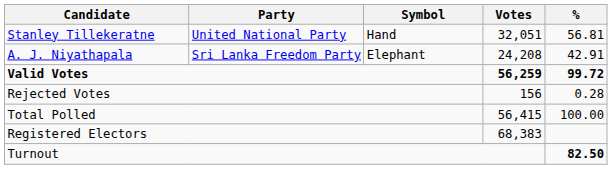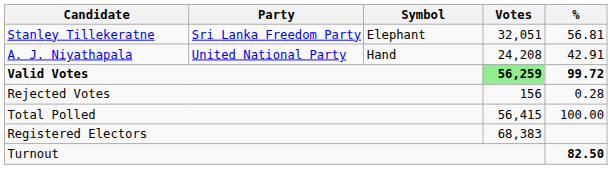(269, 34) United National Party -> (276, 34) Sri Lanka Freedom Party
(382, 34) Hand -> (396, 34) Elephant
(276, 54) Sri Lanka Freedom Party -> (269, 54) United National Party
(396, 54) Elephant -> (382, 54) Hand
(520, 74) no background -> (520, 74) lightgreen background
